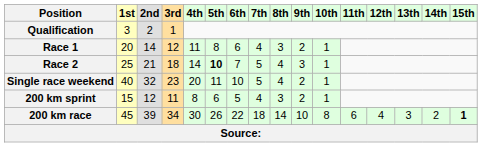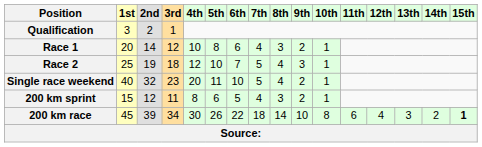(195, 47) 11 -> (195, 47) 10
(150, 64) 21 -> (150, 64) 19
(195, 64) 14 -> (195, 64) 12
(216, 64) bold -> (216, 64) normal
